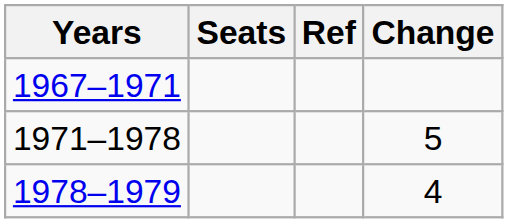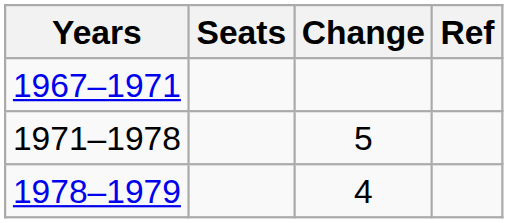columns swapped: (433, 32) <-> (329, 32)
